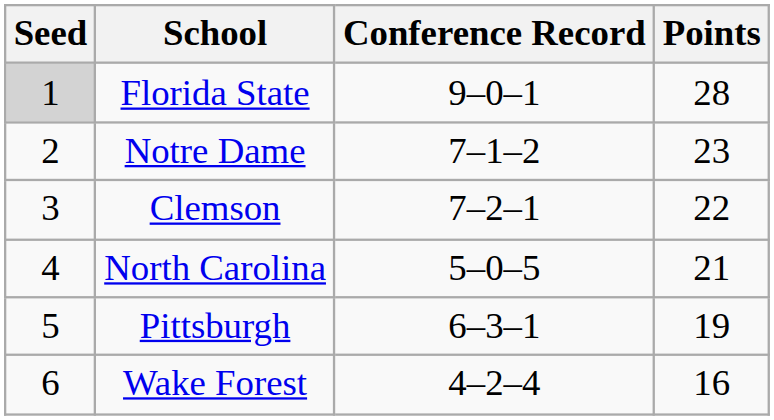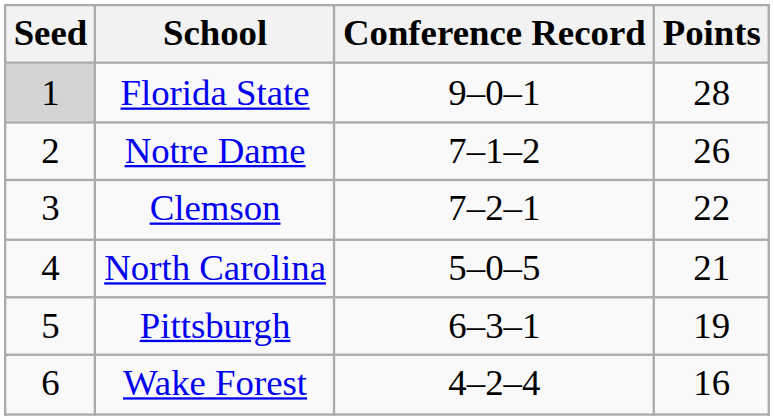(712, 150) 23 -> (712, 150) 26
